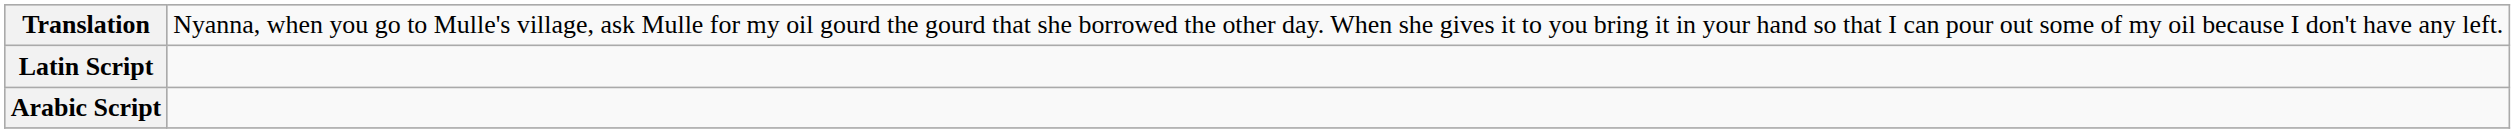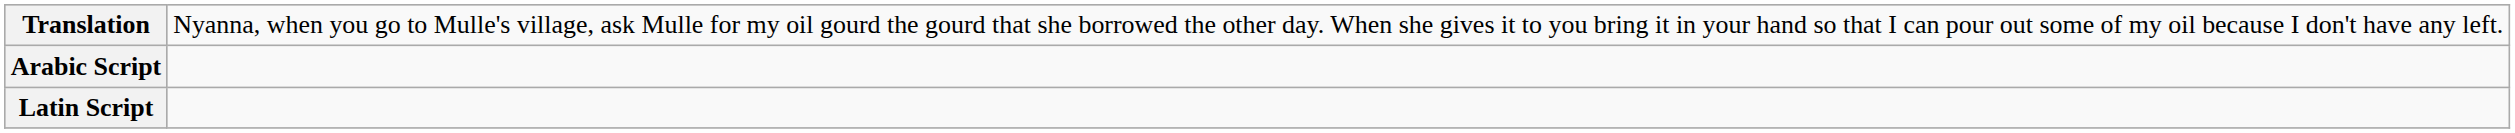rows swapped: (86, 66) <-> (86, 107)
